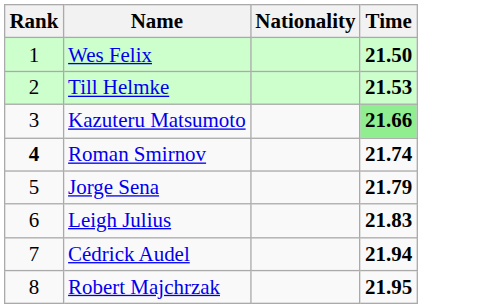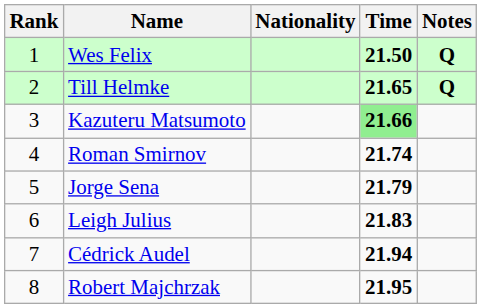+ column: (447, 21)
(389, 87) 21.53 -> (389, 87) 21.65
(34, 154) bold -> (34, 154) normal
